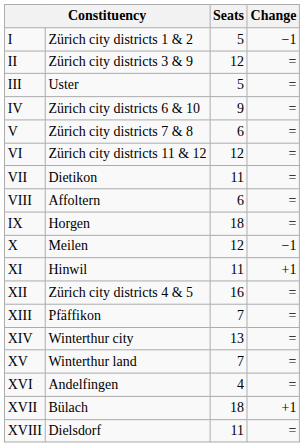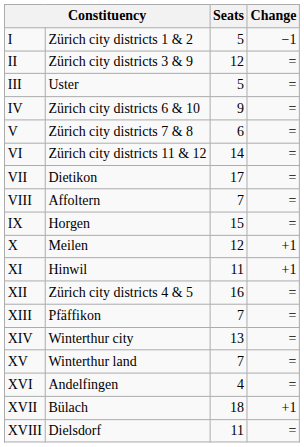(237, 154) 12 -> (237, 154) 14
(237, 177) 11 -> (237, 177) 17
(241, 200) 6 -> (241, 200) 7
(237, 223) 18 -> (237, 223) 15
(289, 246) −1 -> (289, 246) +1
